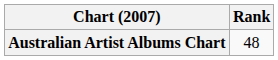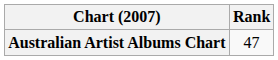(252, 42) 48 -> (252, 42) 47
